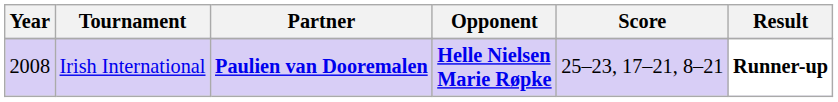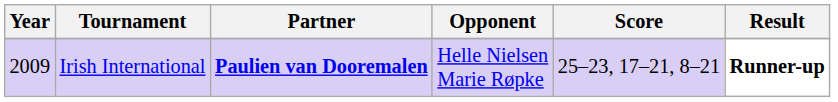(30, 67) 2008 -> (30, 67) 2009
(494, 67) bold -> (493, 67) normal
